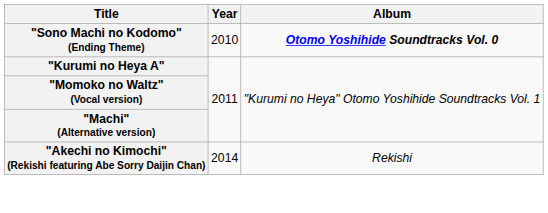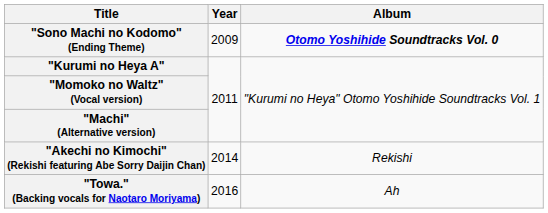(225, 40) 2010 -> (225, 40) 2009
+ row: (106, 191)
